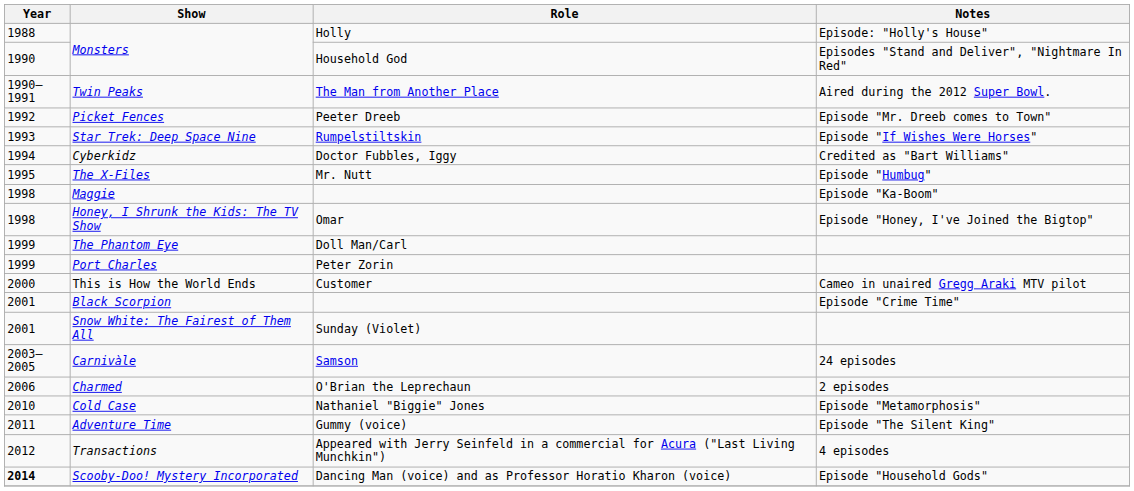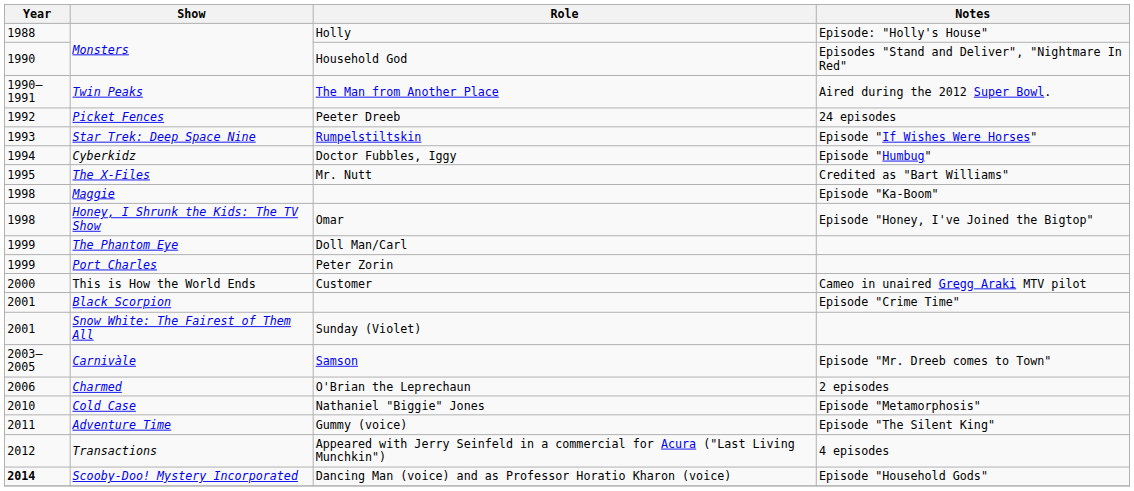(935, 117) Episode "Mr. Dreeb comes to Town" -> (858, 117) 24 episodes
(914, 155) Credited as "Bart Williams" -> (875, 155) Episode "Humbug"
(875, 174) Episode "Humbug" -> (914, 174) Credited as "Bart Williams"
(858, 361) 24 episodes -> (935, 361) Episode "Mr. Dreeb comes to Town"
